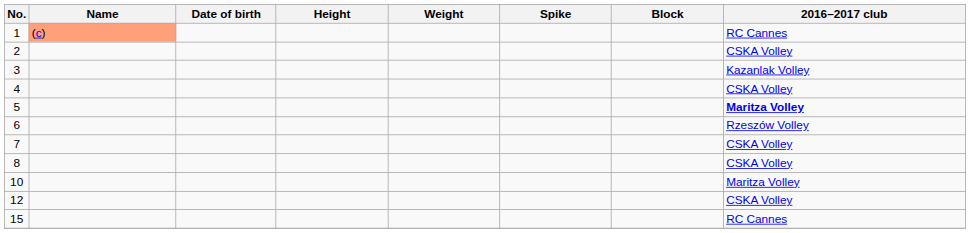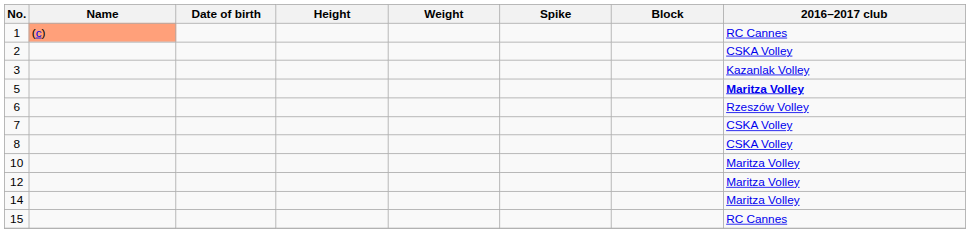- row: (17, 89)
(759, 201) CSKA Volley -> (763, 182) Maritza Volley
+ row: (17, 201)
